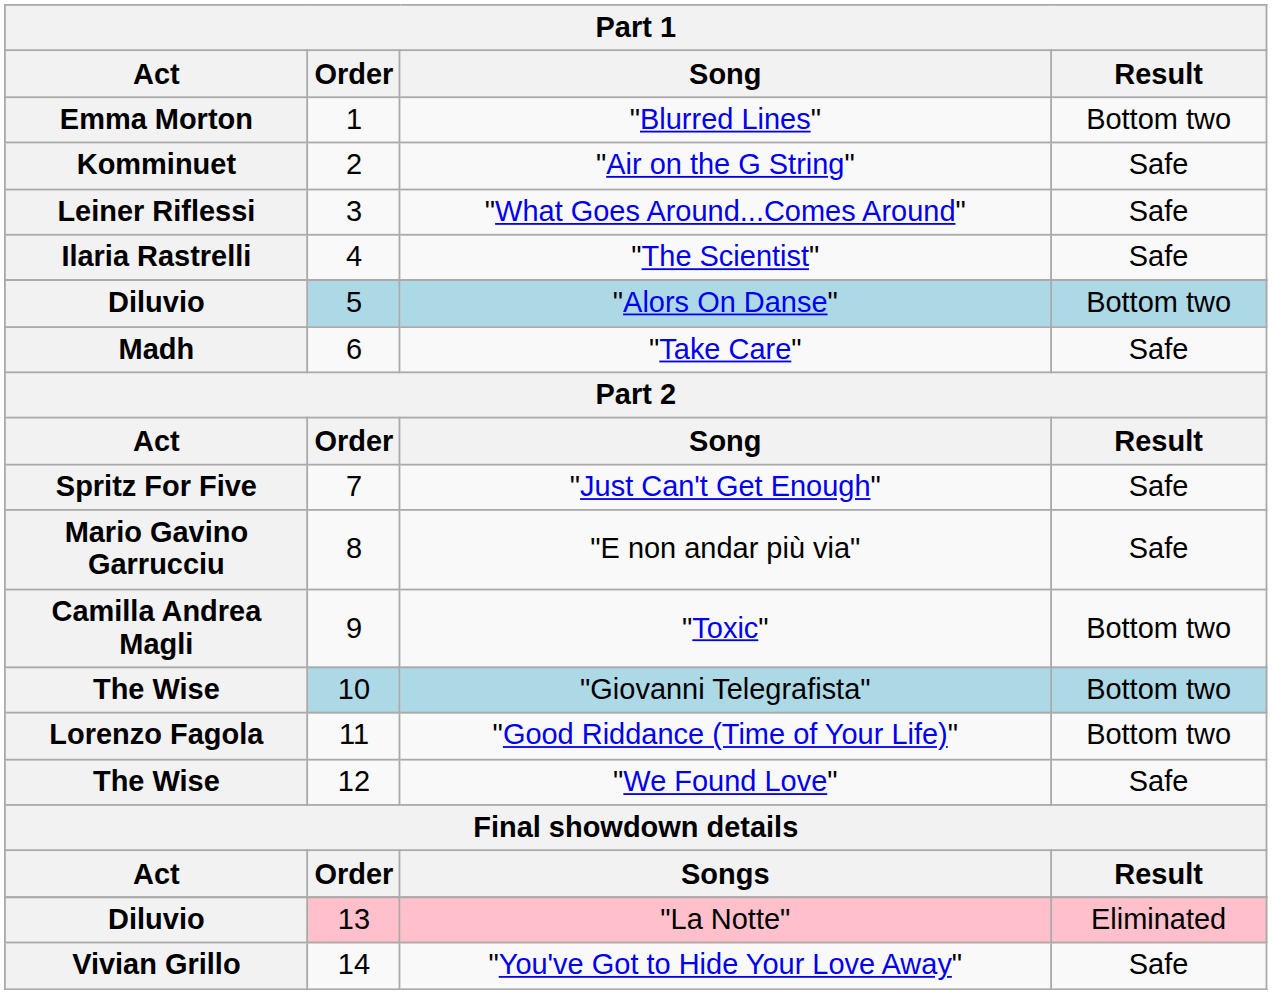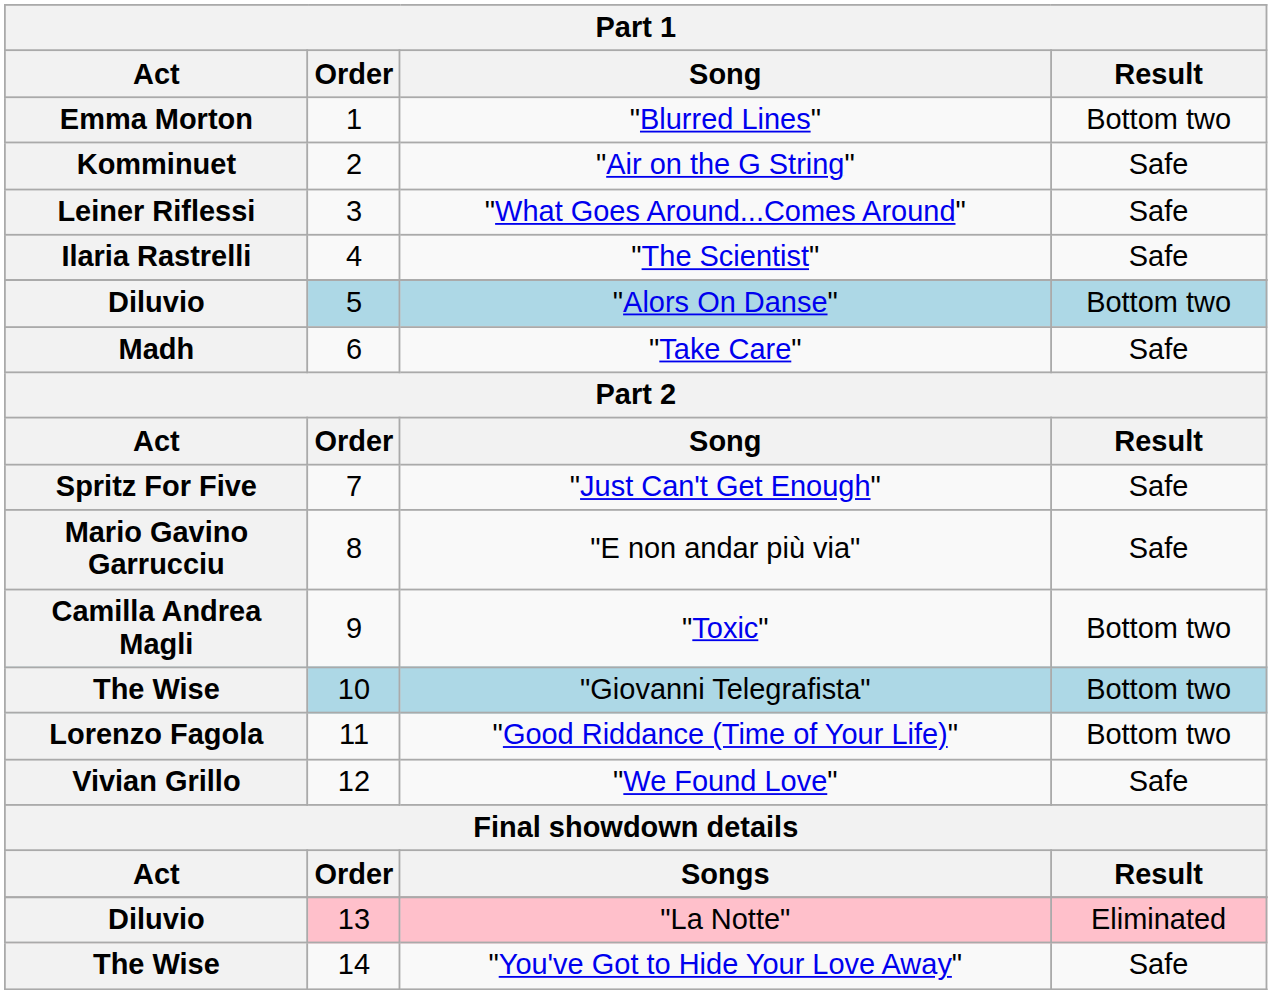(156, 781) The Wise -> (156, 781) Vivian Grillo
(156, 965) Vivian Grillo -> (156, 965) The Wise
